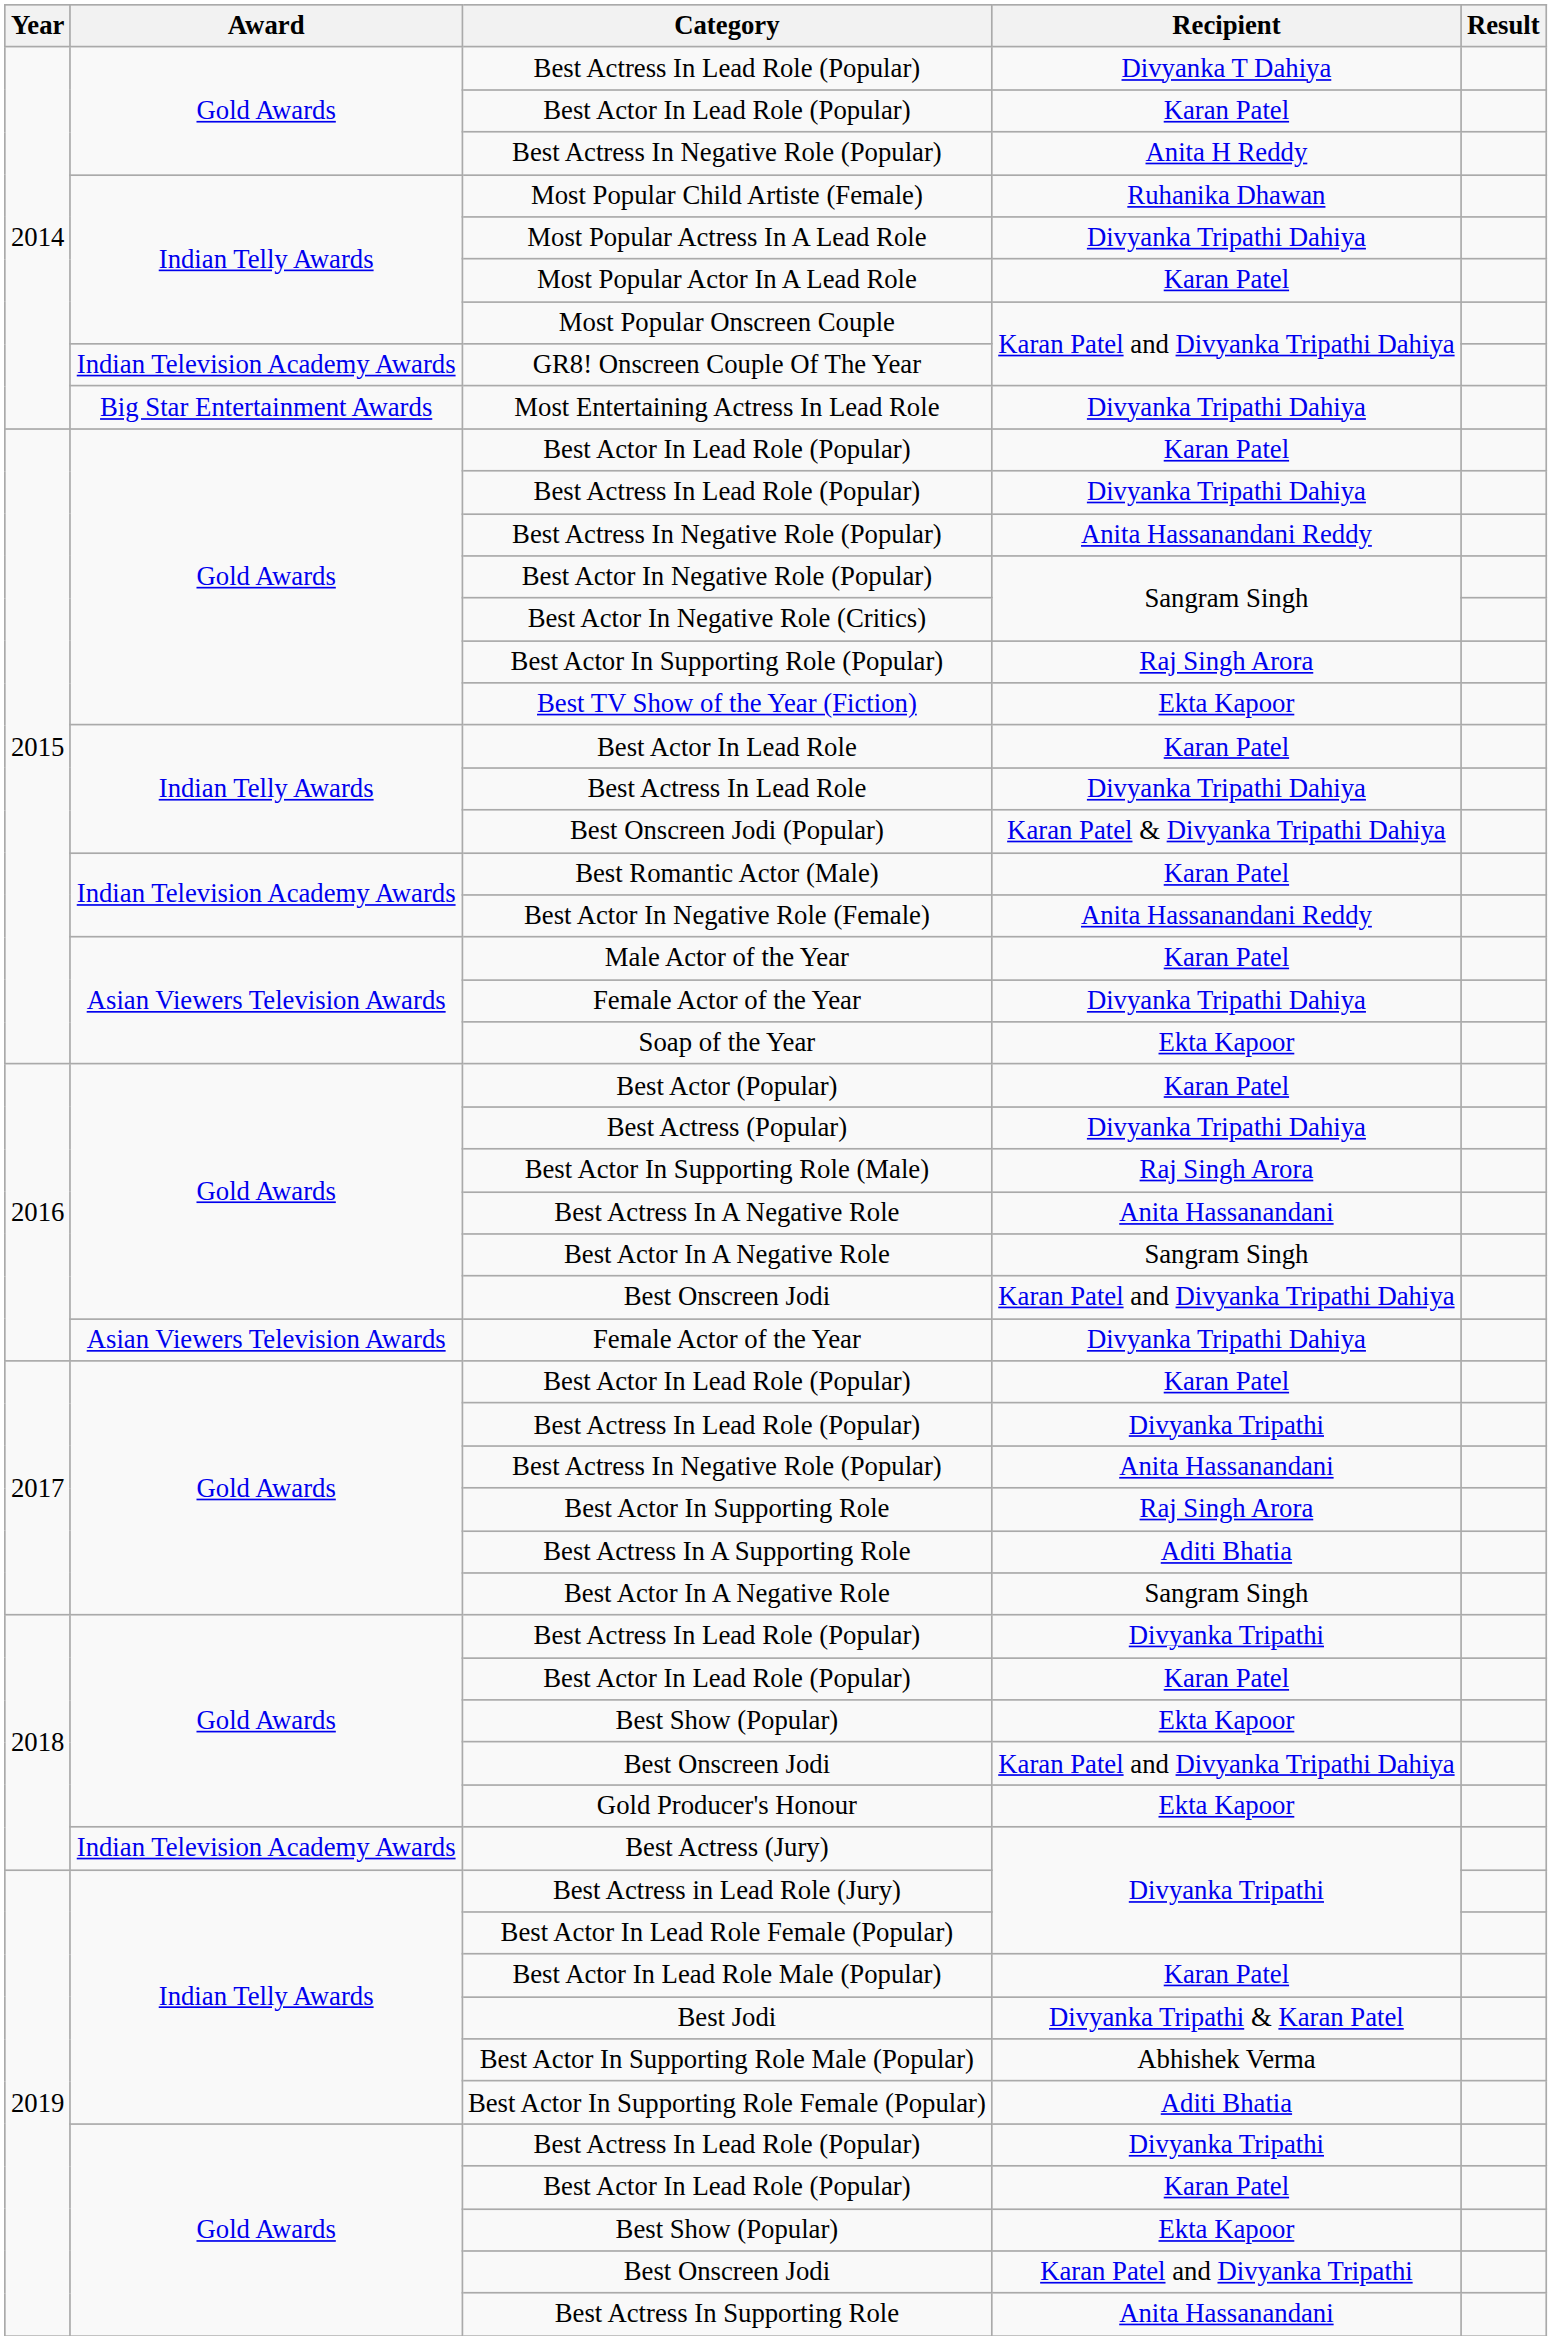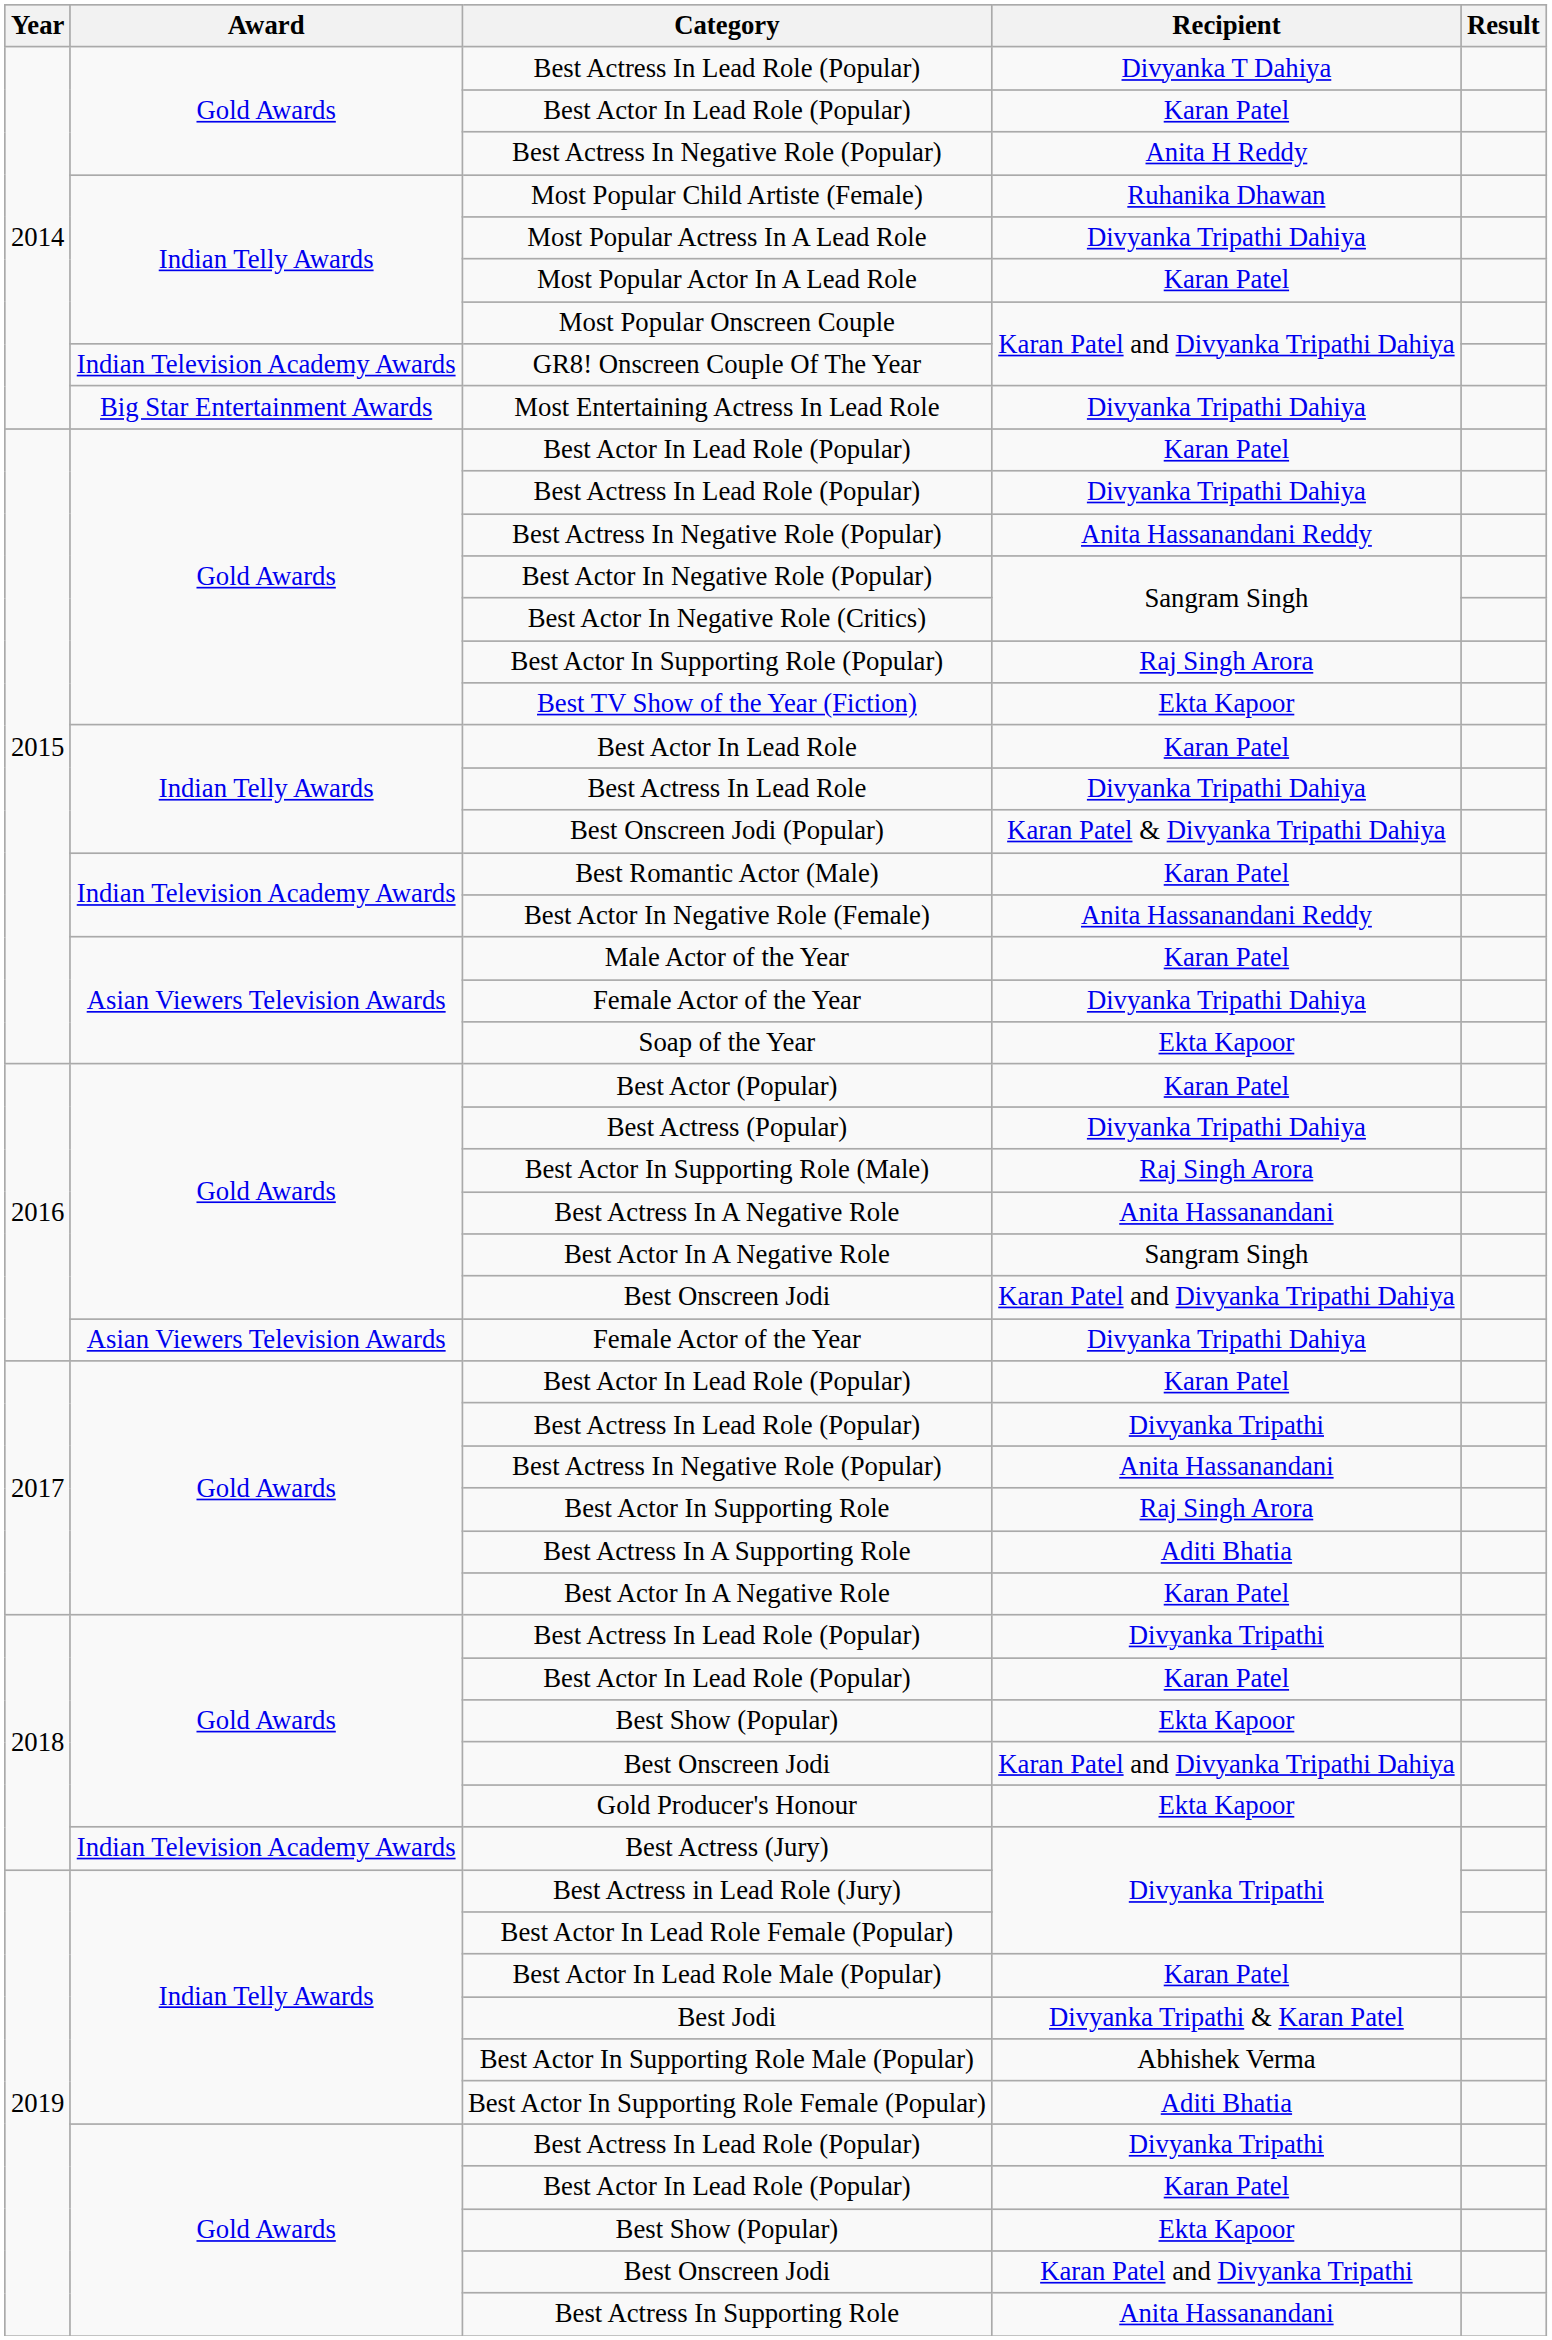(1226, 1593) Sangram Singh -> (1226, 1593) Karan Patel
